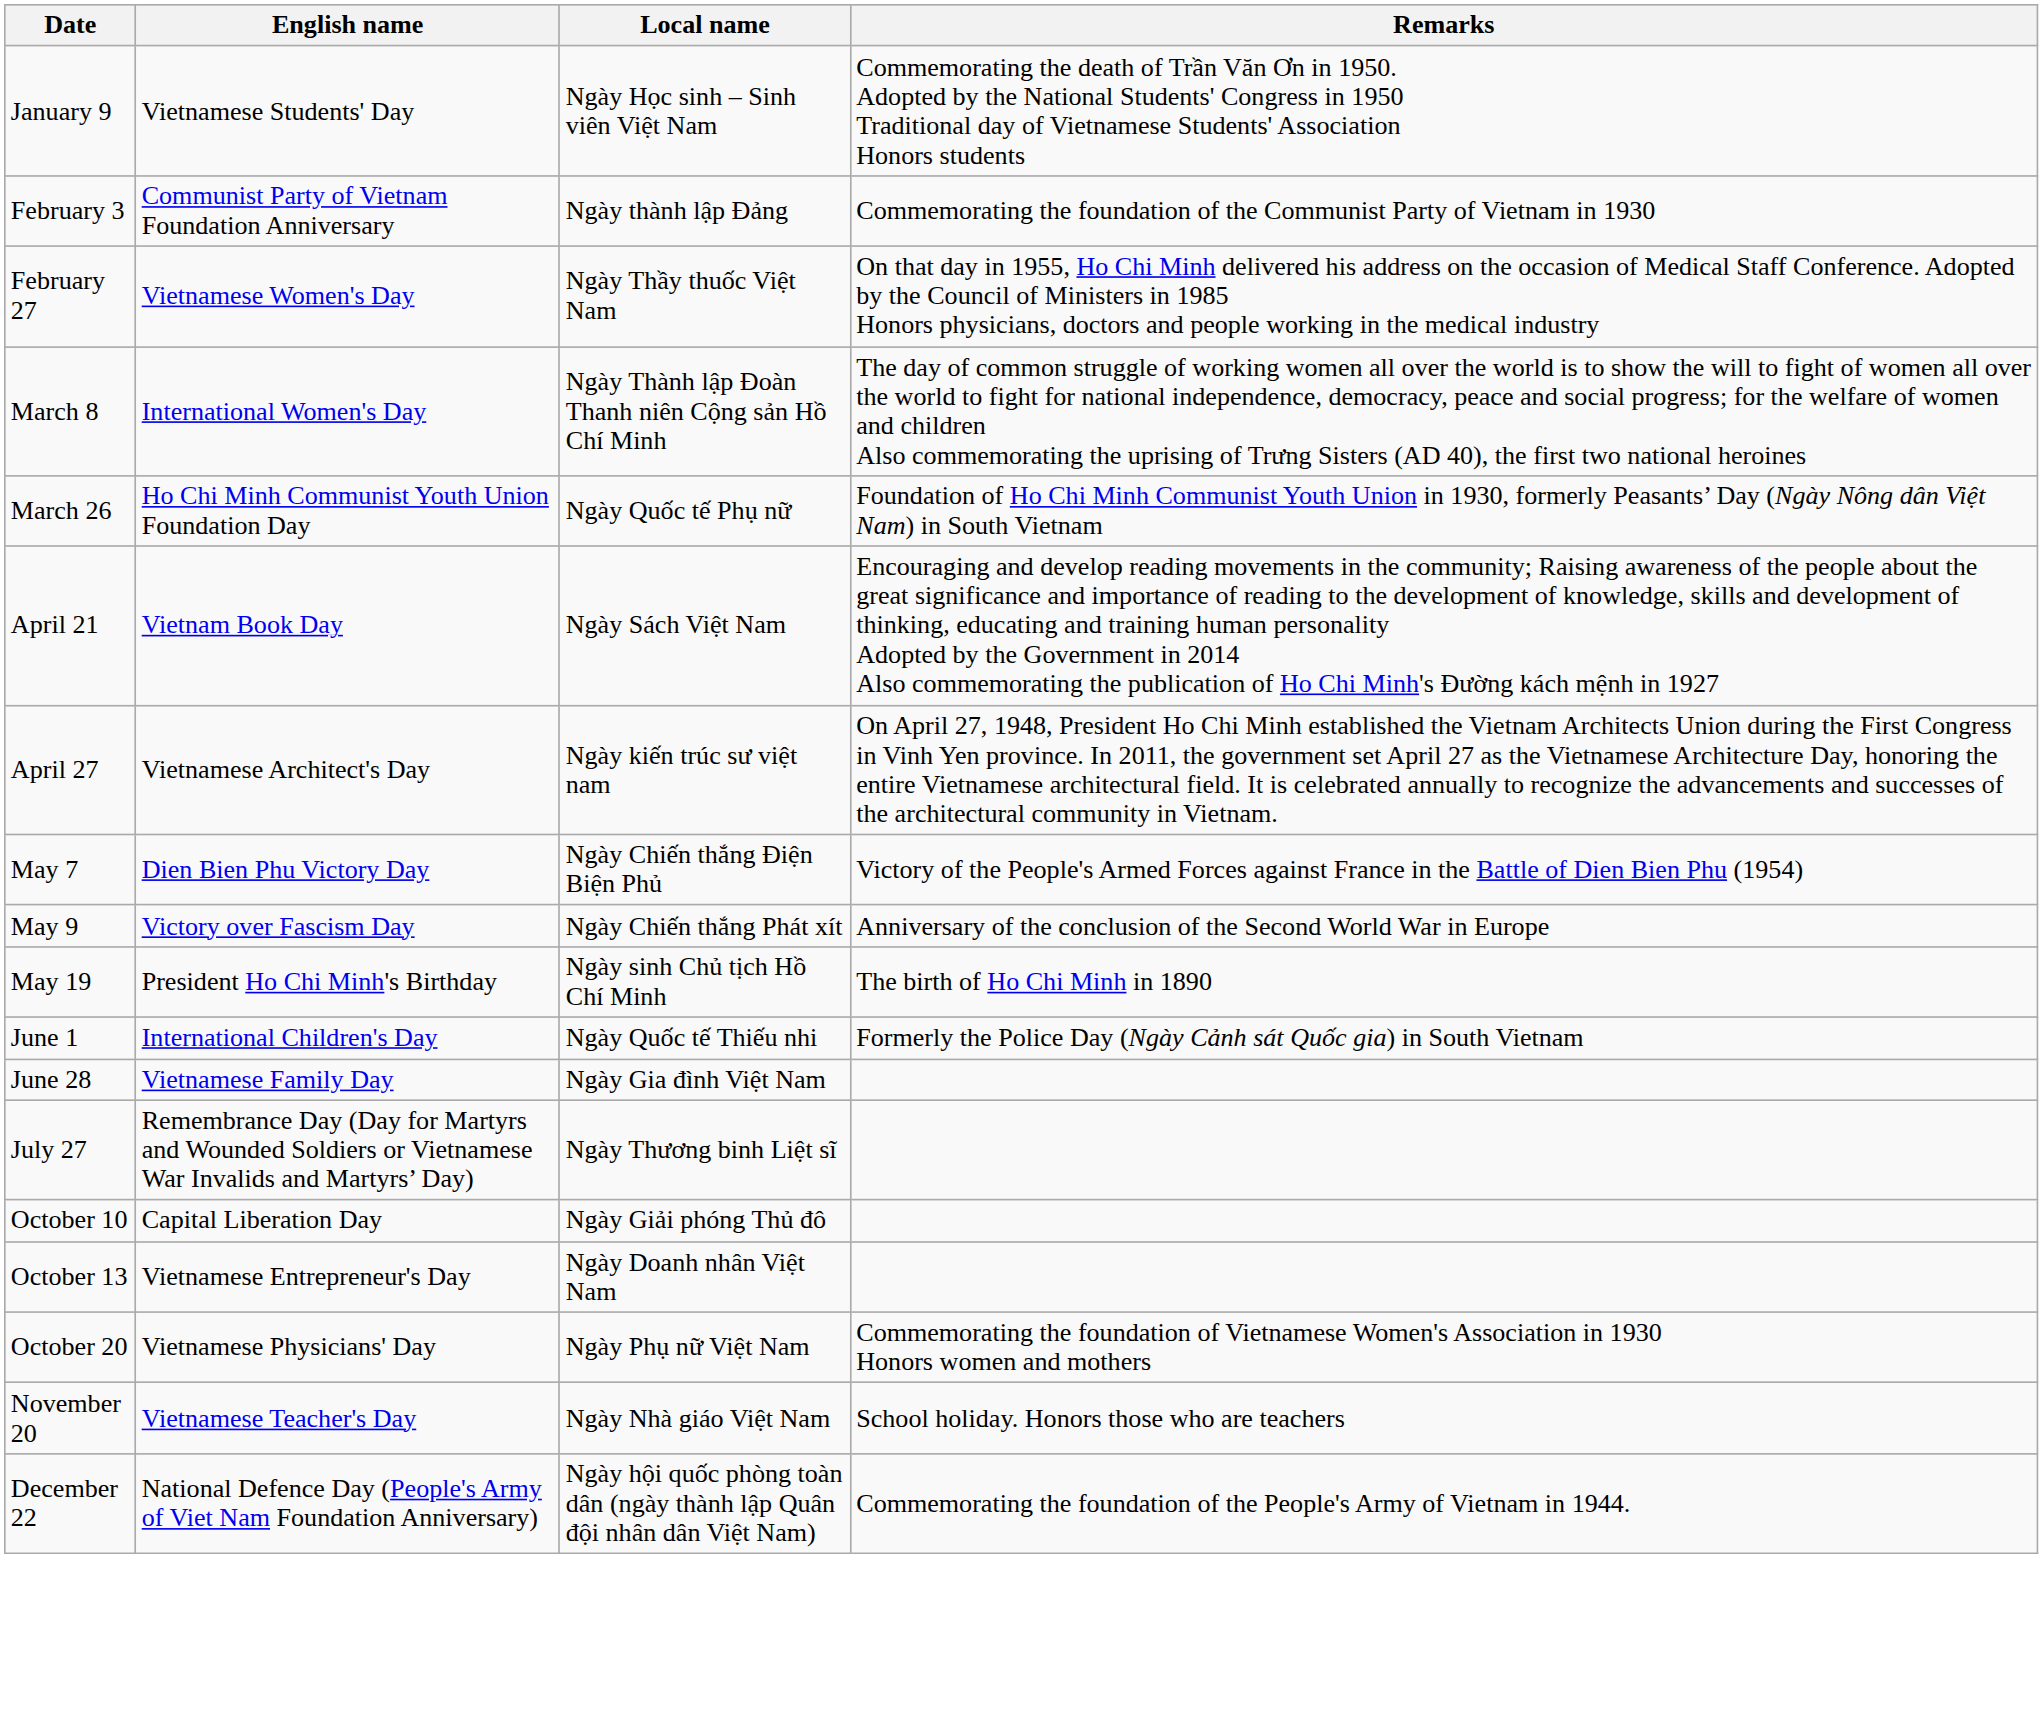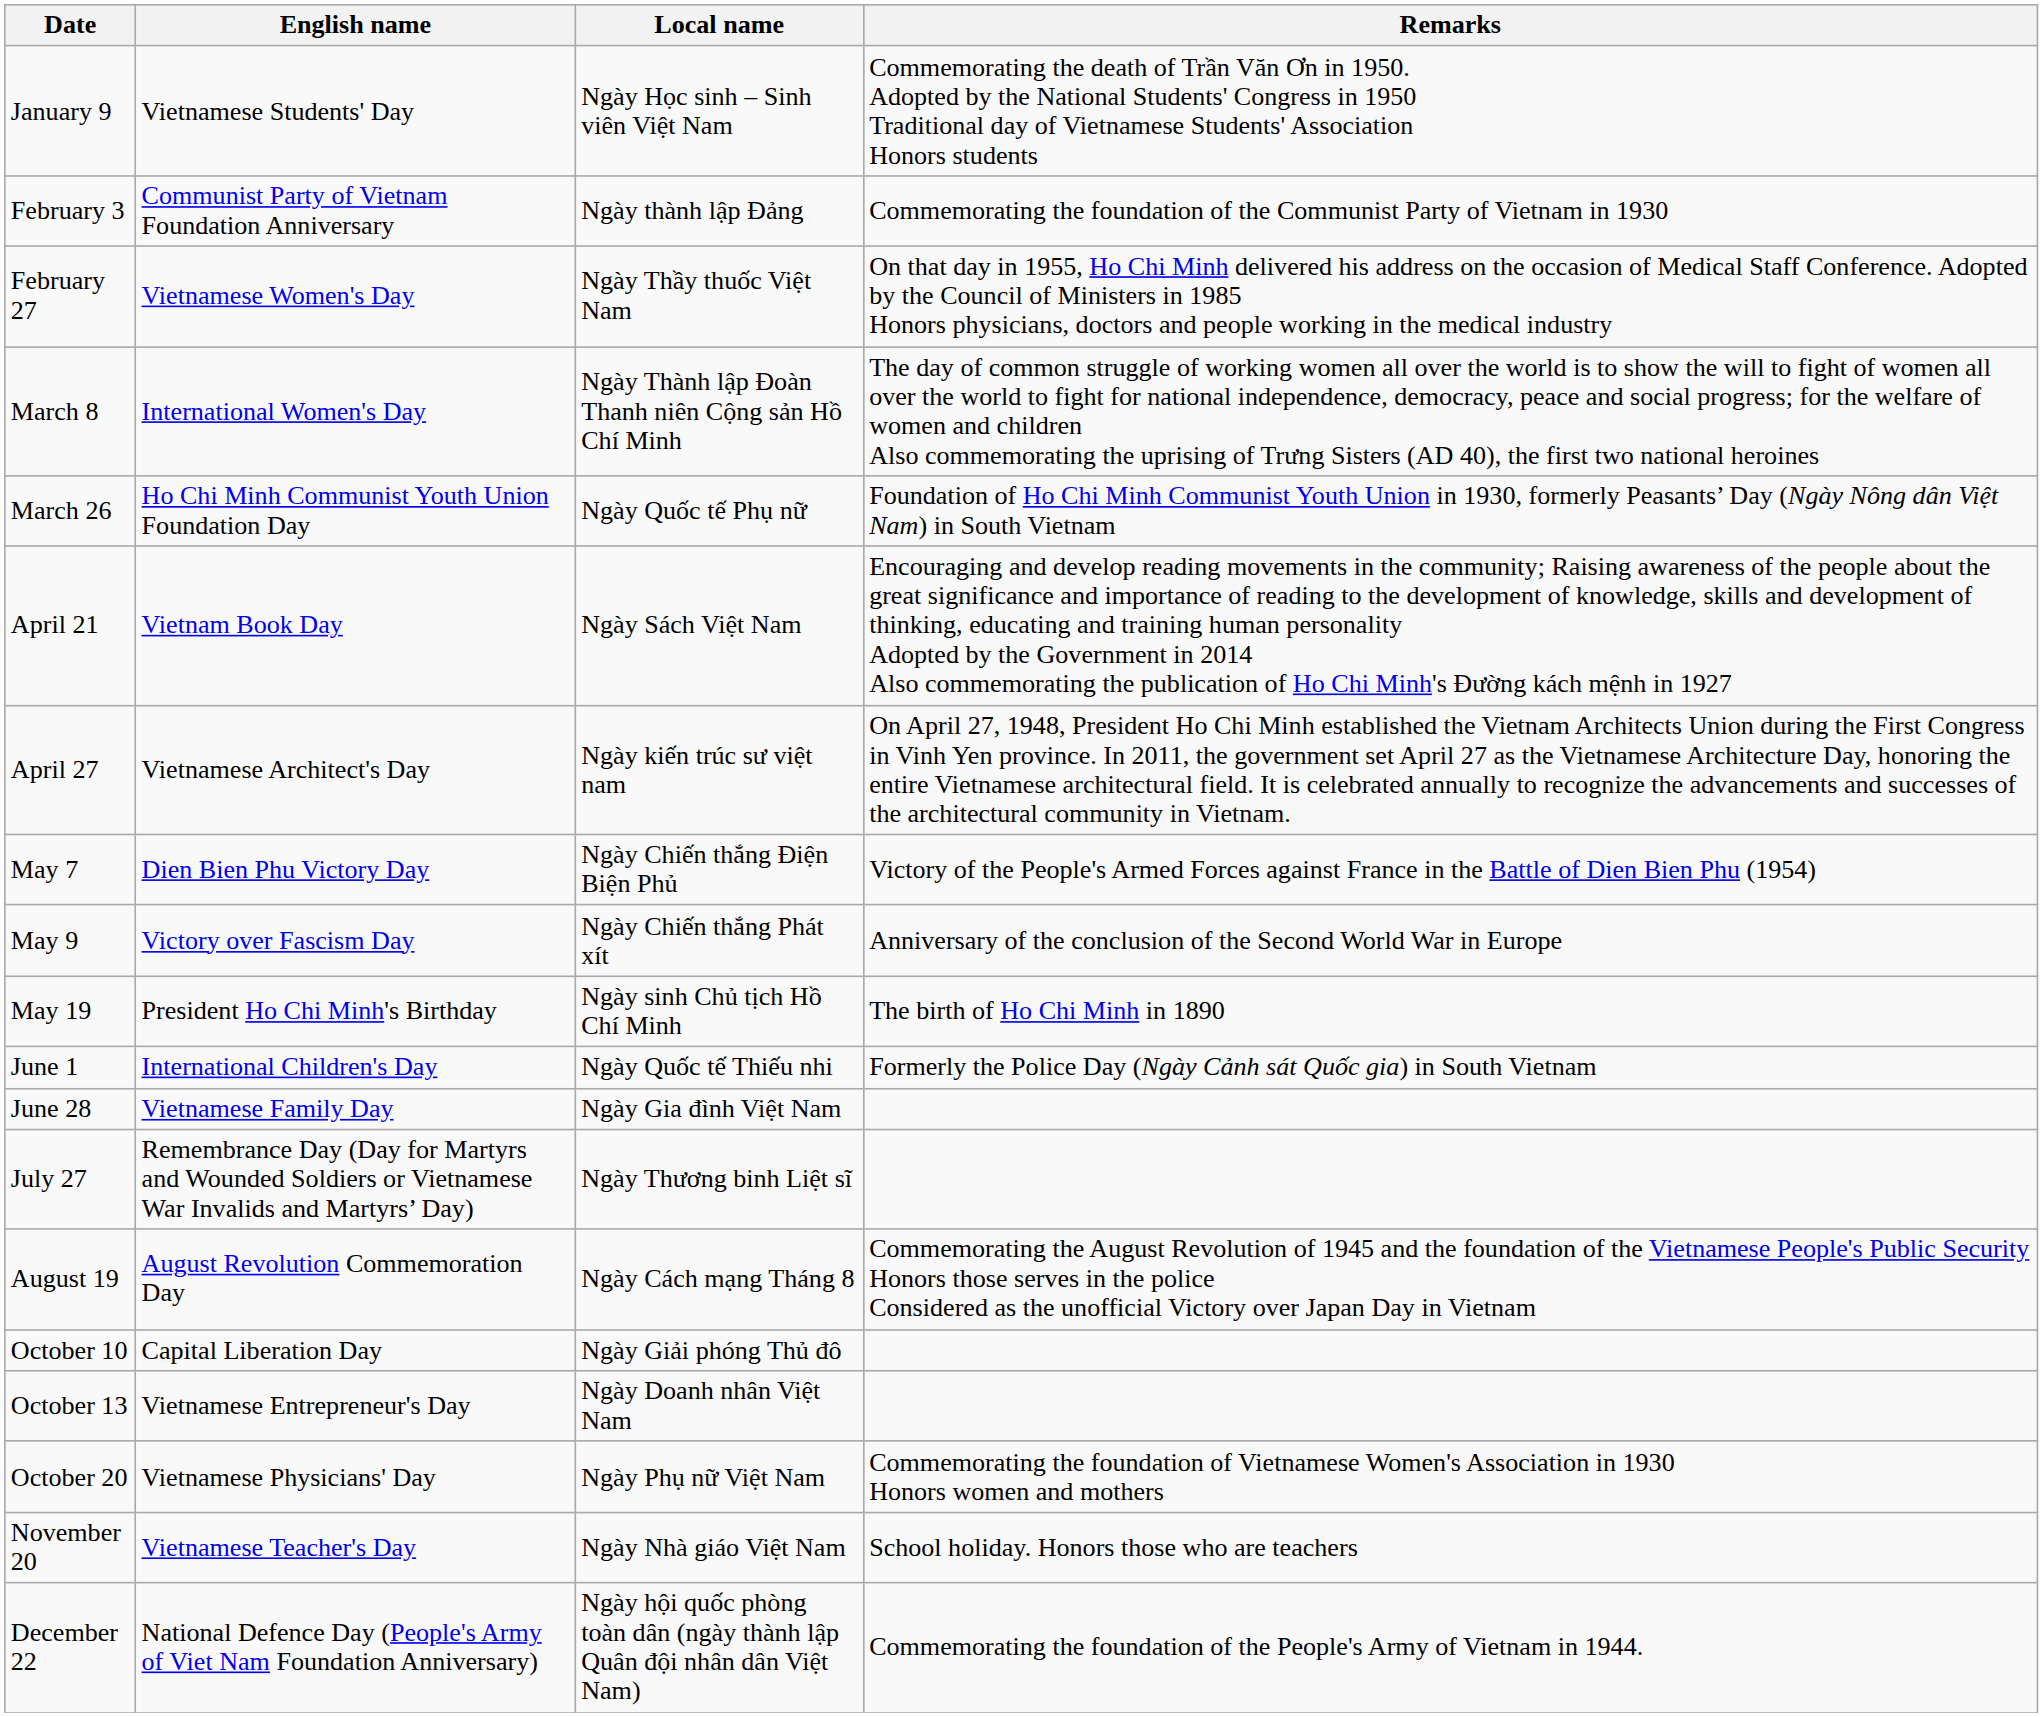+ row: (65, 1279)
